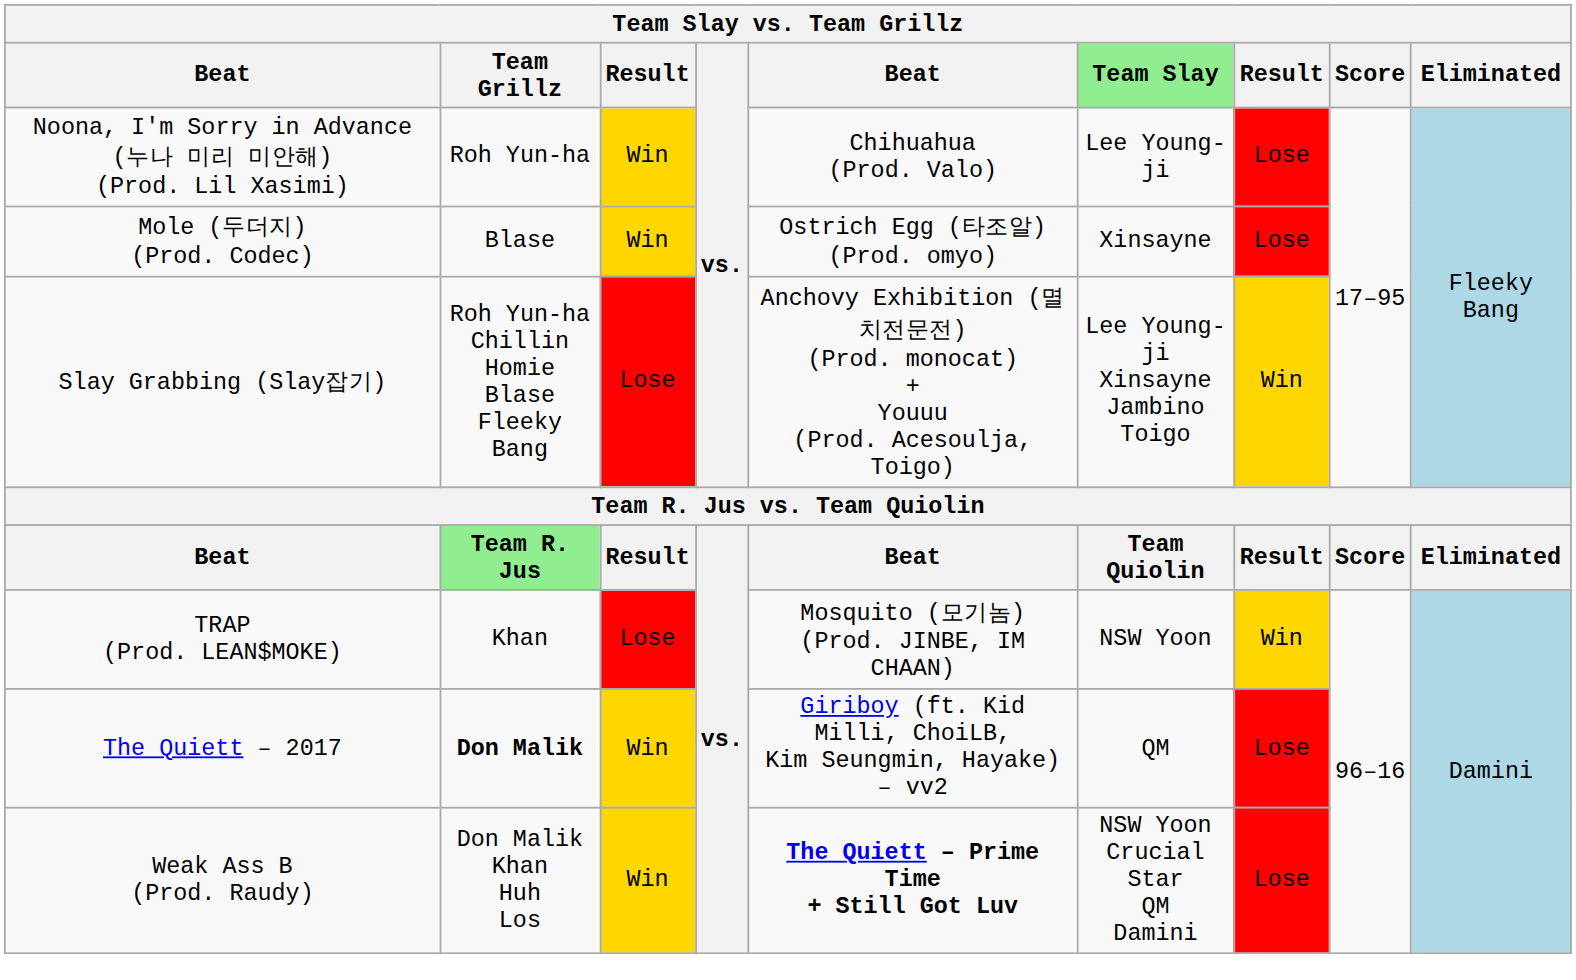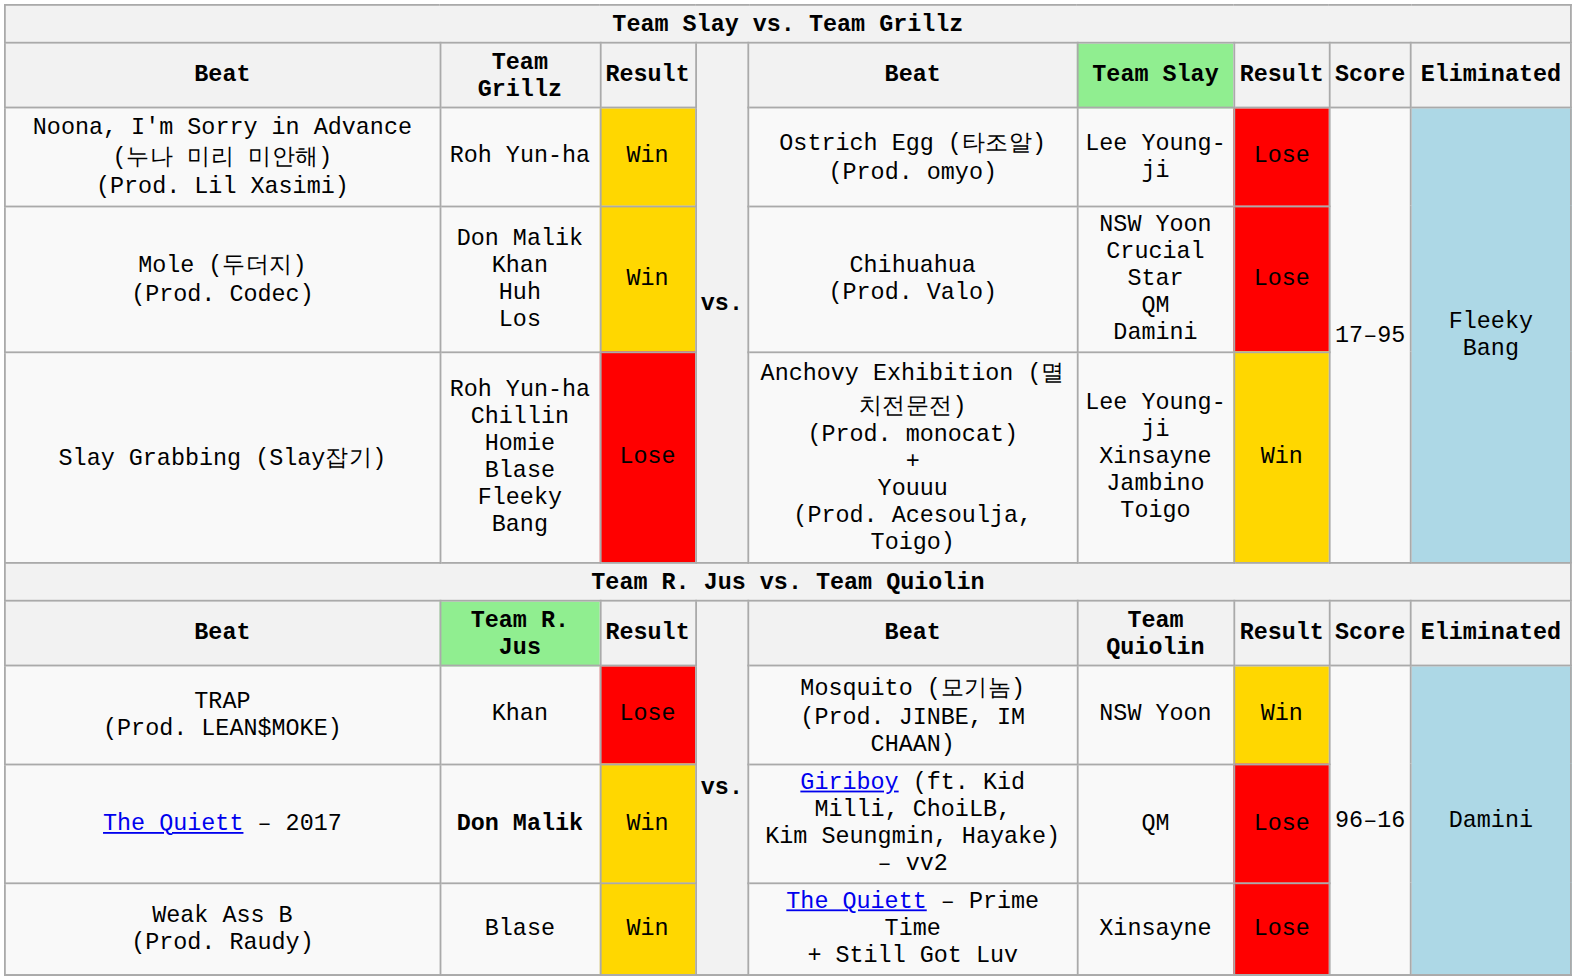(913, 157) Chihuahua (Prod. Valo) -> (913, 159) Ostrich Egg (타조알) (Prod. omyo)
(520, 241) Blase -> (520, 279) Don Malik Khan Huh Los
(913, 243) Ostrich Egg (타조알) (Prod. omyo) -> (913, 279) Chihuahua (Prod. Valo)
(1155, 241) Xinsayne -> (1155, 279) NSW Yoon Crucial Star QM Damini
(520, 880) Don Malik Khan Huh Los -> (520, 929) Blase
(913, 880) bold -> (913, 929) normal
(1155, 880) NSW Yoon Crucial Star QM Damini -> (1155, 929) Xinsayne
